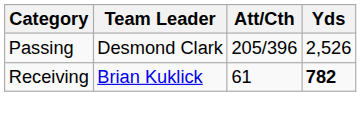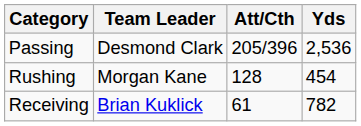(329, 47) 2,526 -> (329, 47) 2,536
+ row: (42, 76)
(321, 76) bold -> (321, 105) normal
